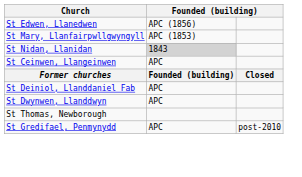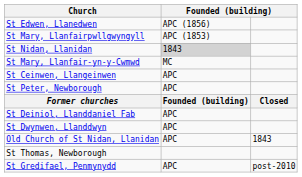+ row: (73, 62)
+ row: (54, 88)
+ row: (83, 140)
